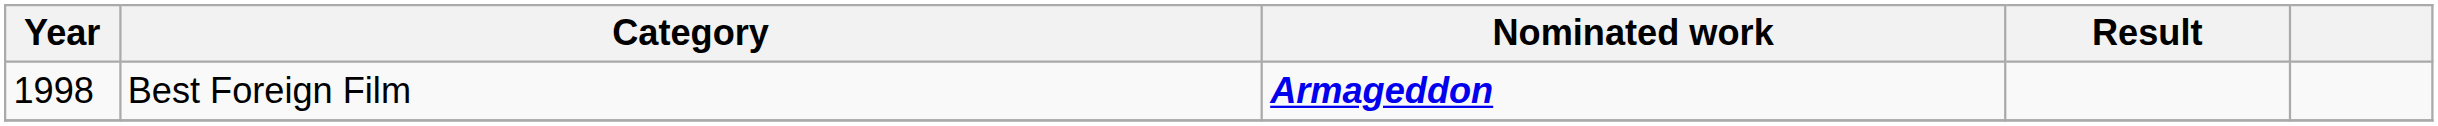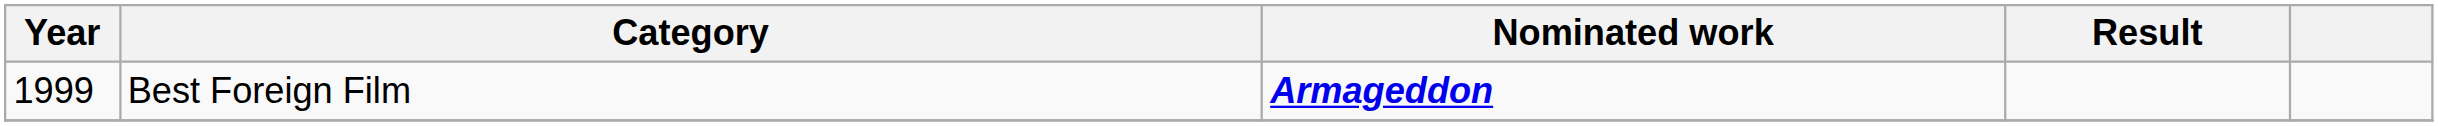(54, 90) 1998 -> (54, 90) 1999
